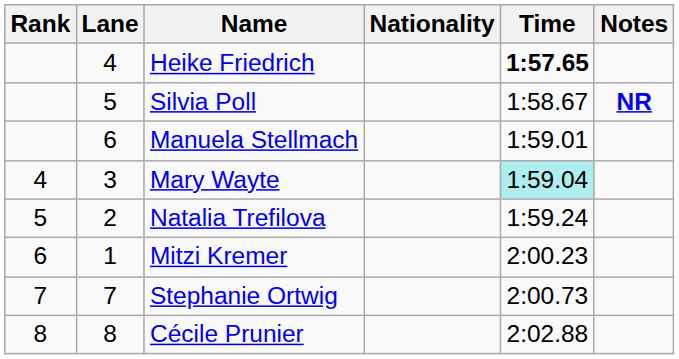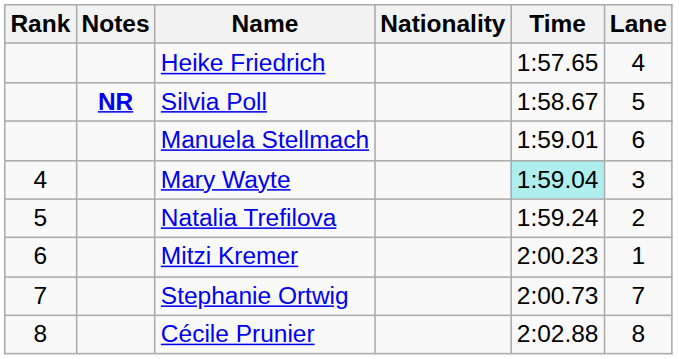columns swapped: (110, 23) <-> (634, 23)
(547, 62) bold -> (558, 62) normal
